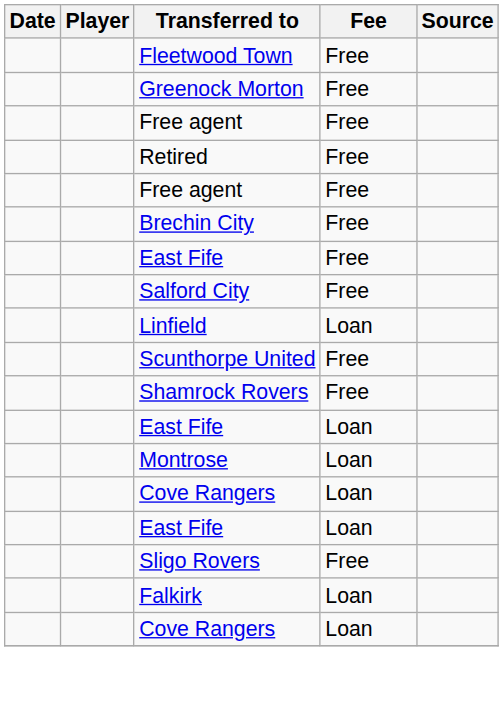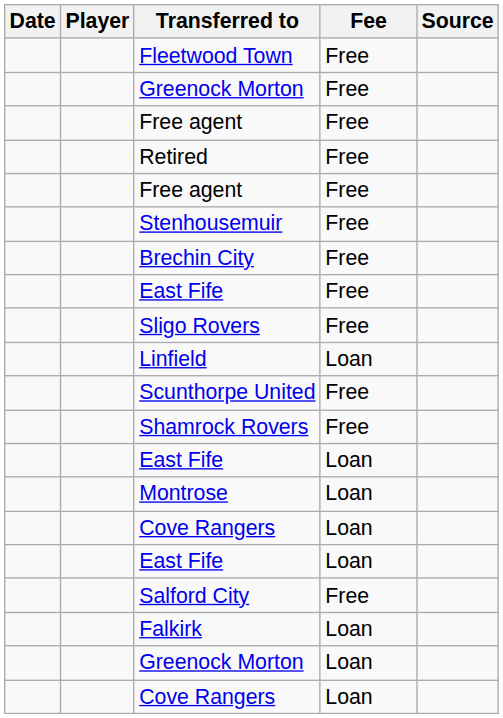+ row: (211, 223)
rows swapped: (194, 291) <-> (200, 561)
+ row: (221, 662)
